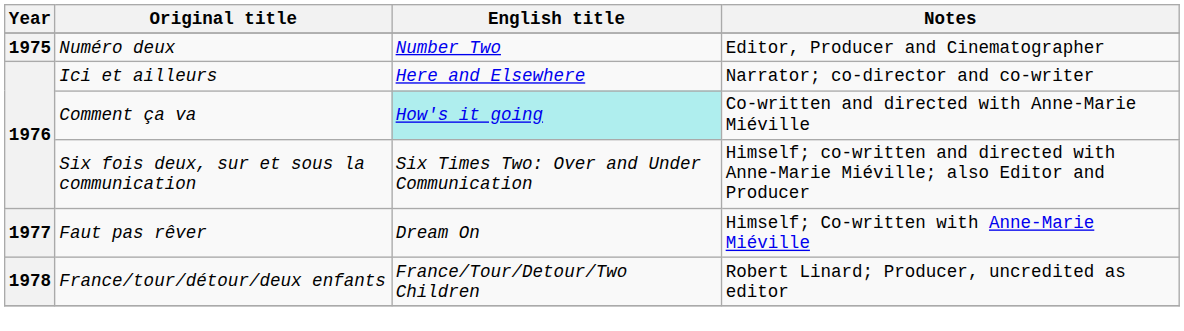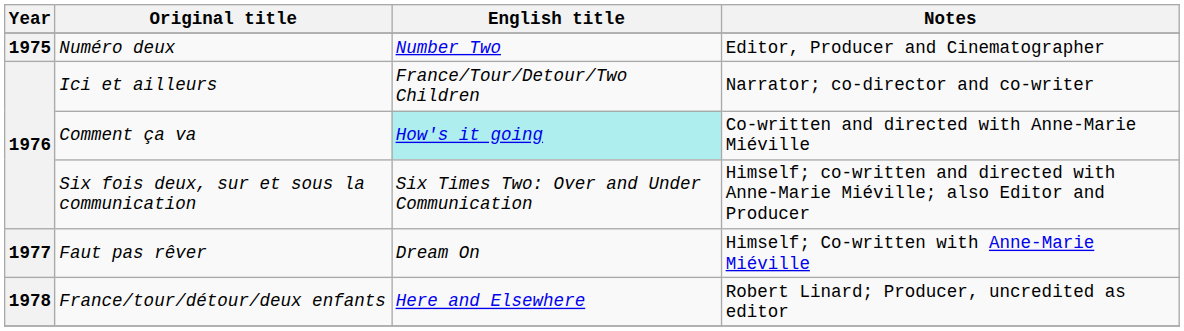(490, 76) Here and Elsewhere -> (511, 86) France/Tour/Detour/Two Children
(511, 282) France/Tour/Detour/Two Children -> (490, 302) Here and Elsewhere
